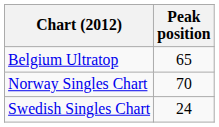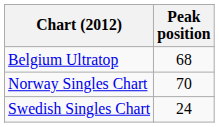(184, 59) 65 -> (184, 59) 68
